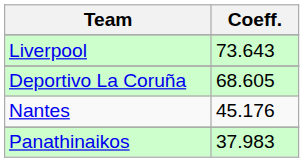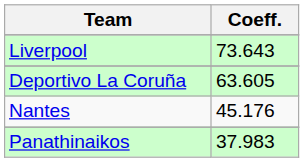(245, 80) 68.605 -> (245, 80) 63.605
